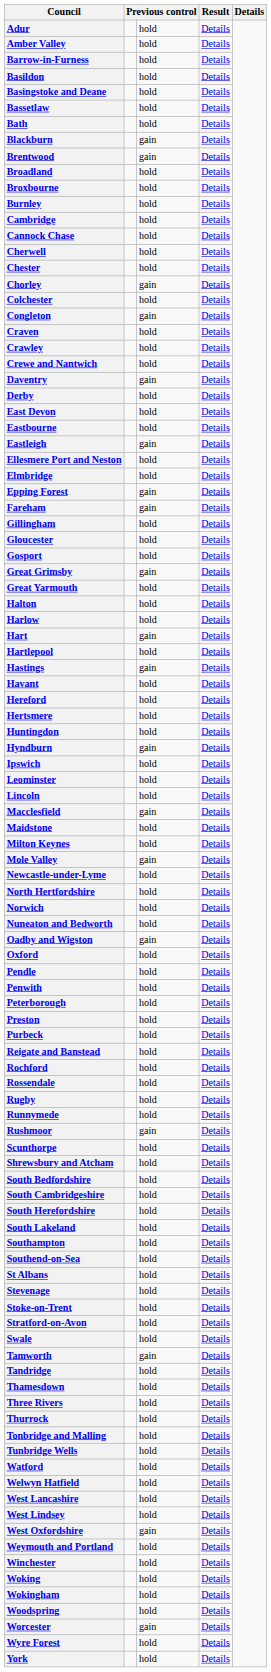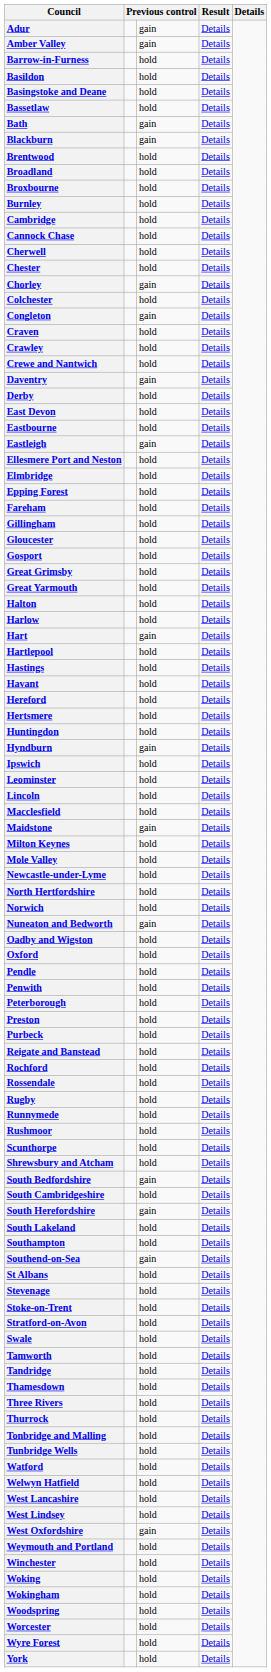(148, 28) hold -> (148, 28) gain
(148, 44) hold -> (148, 44) gain
(148, 124) hold -> (148, 124) gain
(148, 156) gain -> (148, 156) hold
(148, 492) gain -> (148, 492) hold
(148, 508) gain -> (148, 508) hold
(148, 572) gain -> (148, 572) hold
(148, 667) gain -> (148, 667) hold
(148, 811) gain -> (148, 811) hold
(148, 827) hold -> (148, 827) gain
(148, 859) gain -> (148, 859) hold
(148, 923) hold -> (148, 923) gain
(148, 939) gain -> (148, 939) hold
(148, 1131) gain -> (148, 1131) hold
(148, 1179) hold -> (148, 1179) gain
(148, 1211) hold -> (148, 1211) gain
(148, 1259) hold -> (148, 1259) gain
(148, 1355) gain -> (148, 1355) hold
(148, 1627) gain -> (148, 1627) hold
